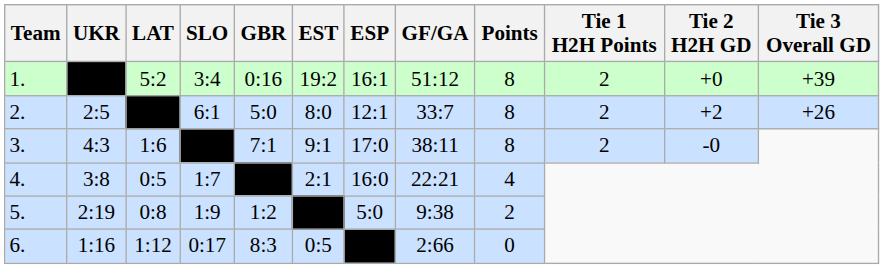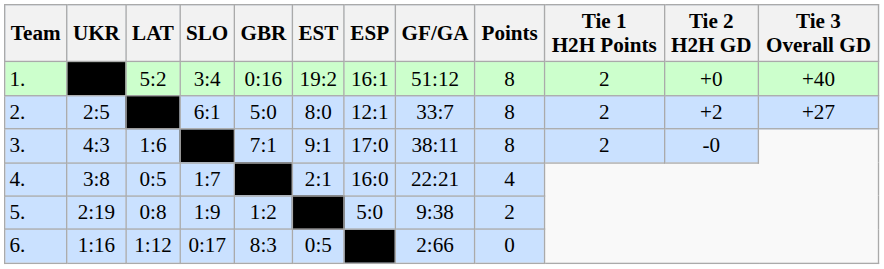(818, 78) +39 -> (818, 78) +40
(818, 111) +26 -> (818, 111) +27
